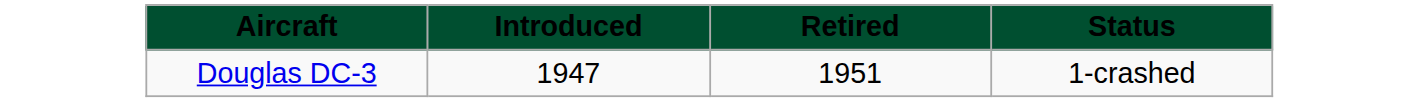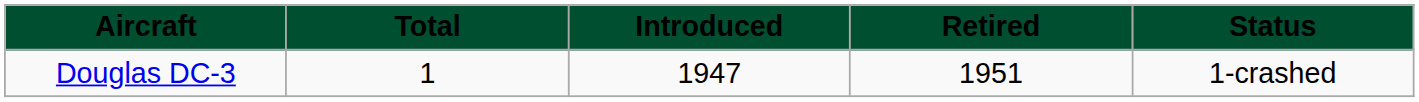+ column: (428, 27)
